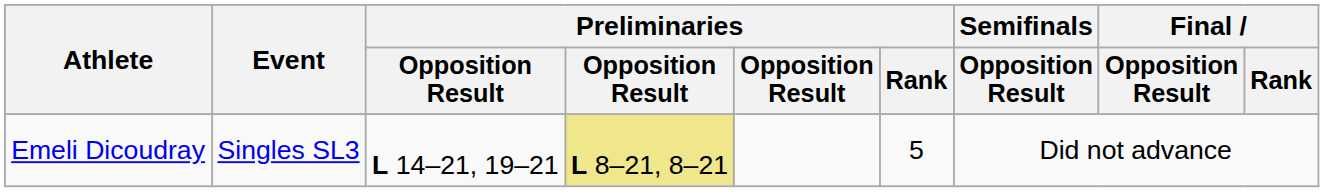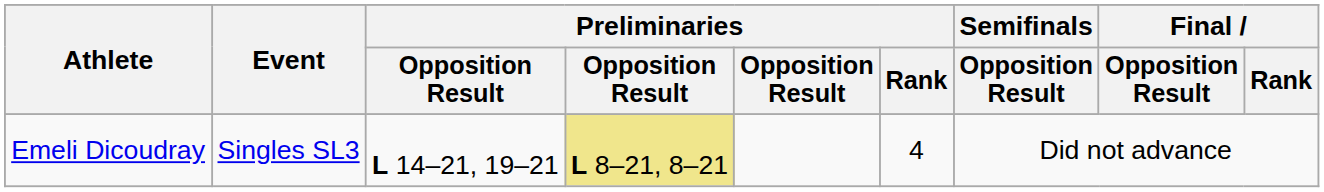(916, 151) 5 -> (916, 151) 4
